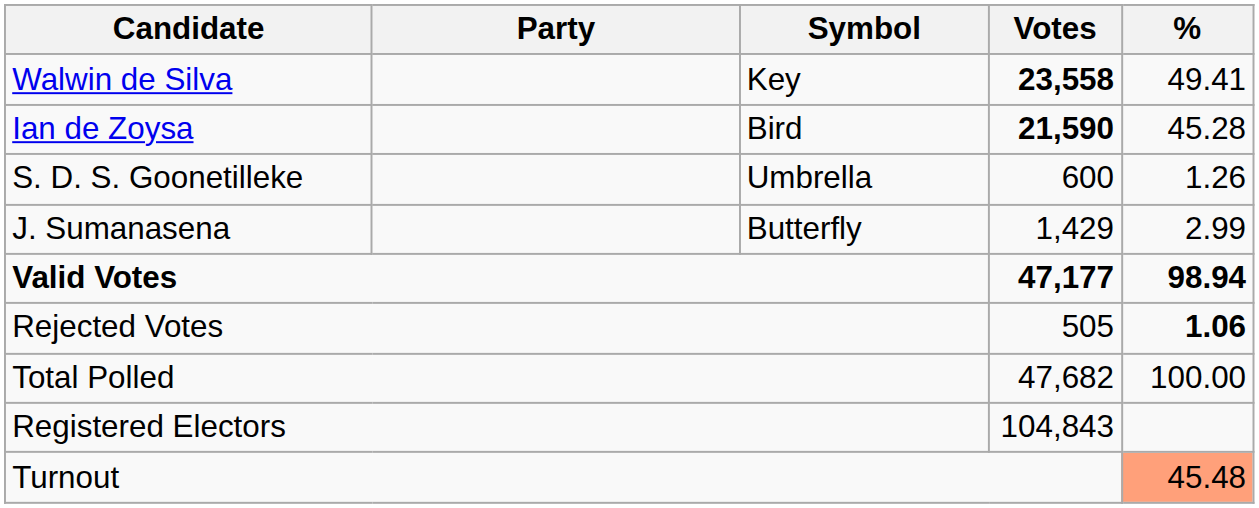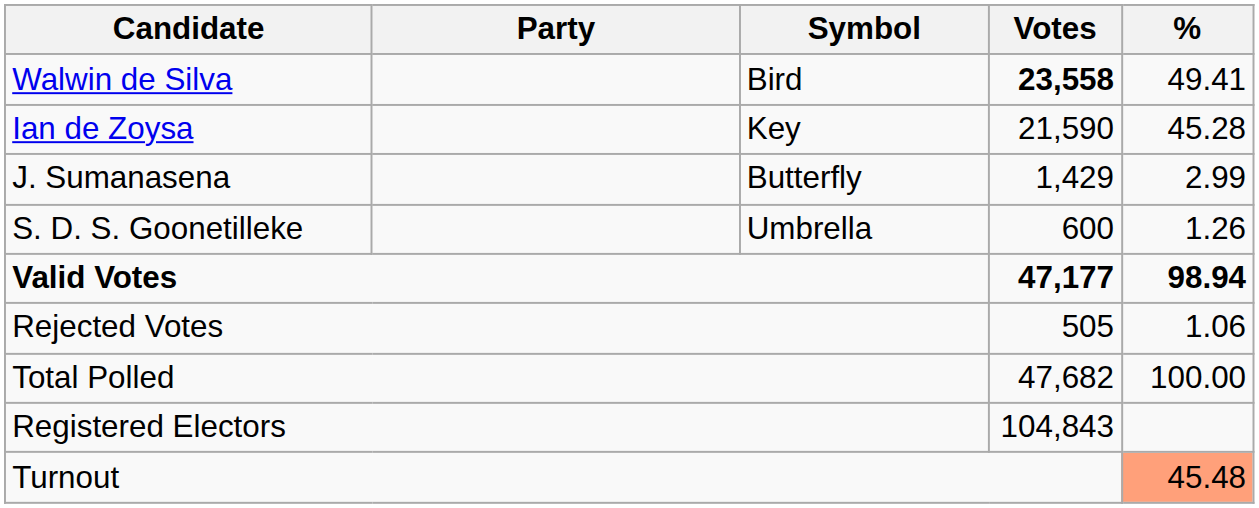(774, 79) Key -> (775, 79) Bird
(775, 128) Bird -> (774, 128) Key
(1066, 128) bold -> (1066, 128) normal
rows swapped: (121, 228) <-> (158, 178)
(1216, 327) bold -> (1216, 327) normal
